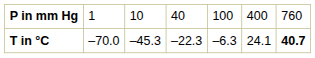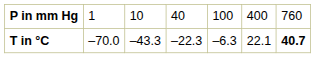(145, 40) –45.3 -> (145, 40) –43.3
(259, 40) 24.1 -> (259, 40) 22.1
